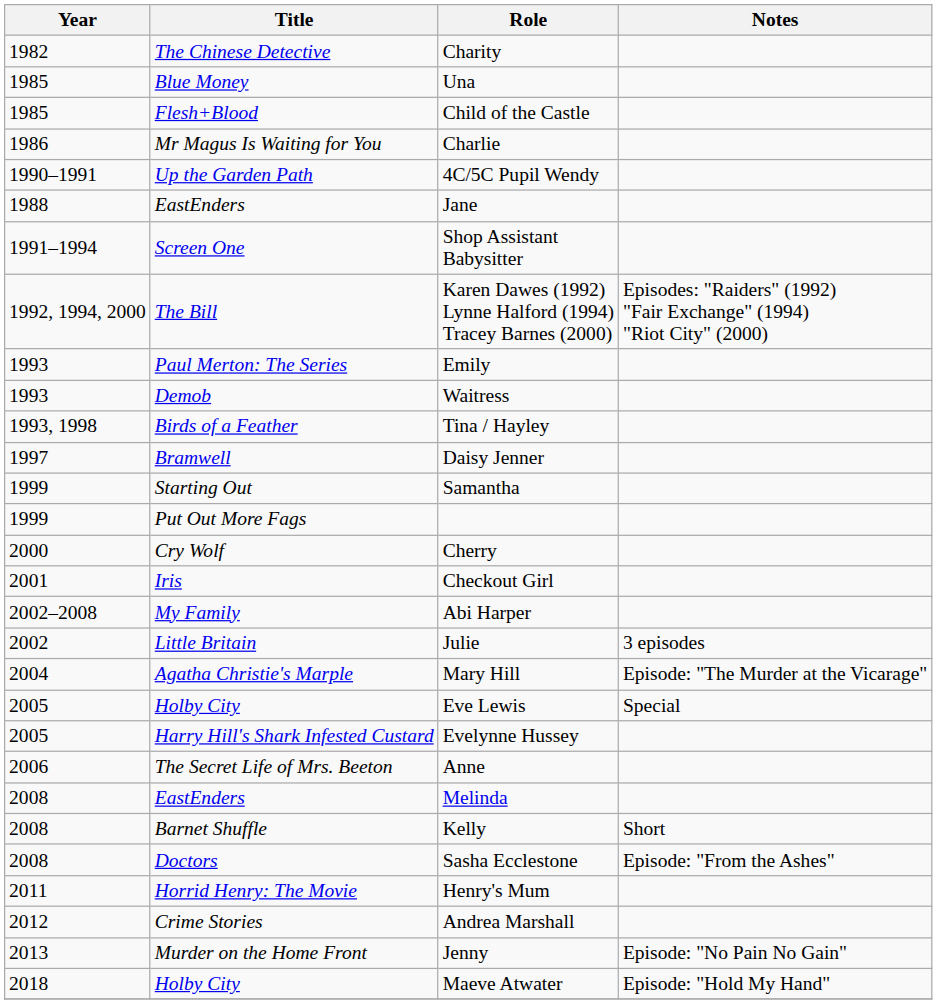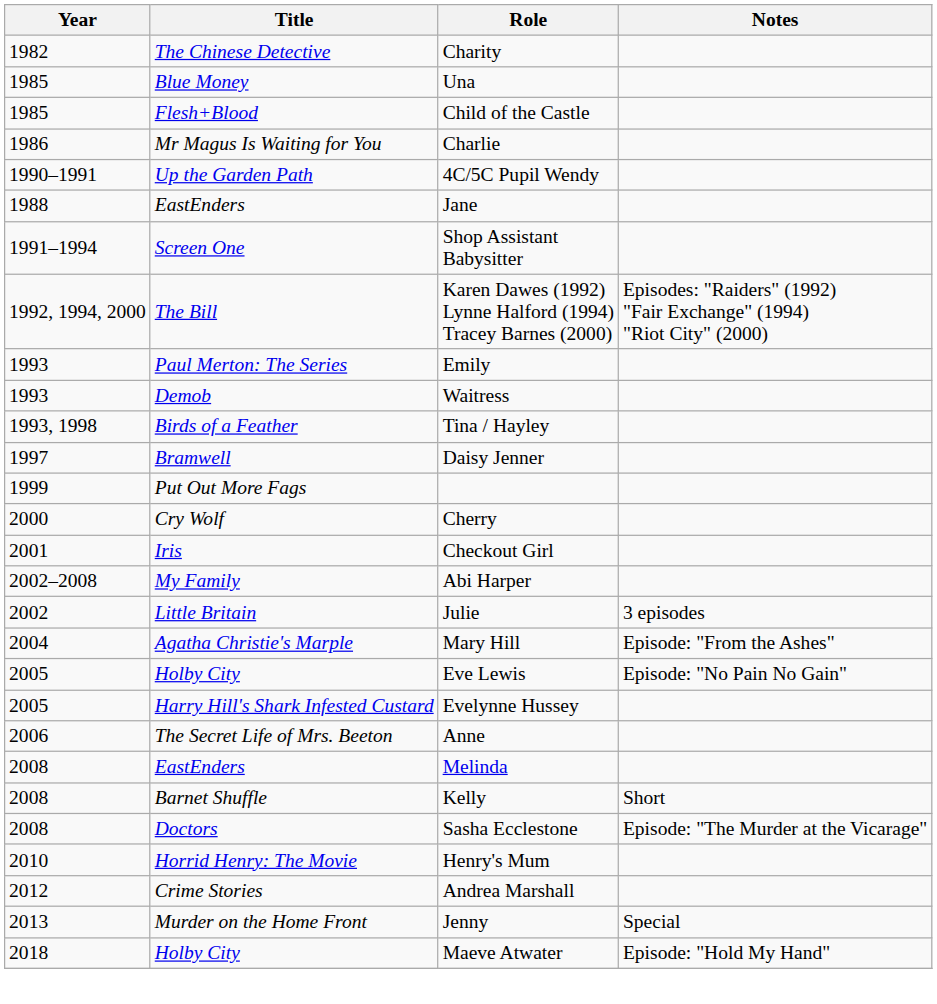- row: (203, 488)
(775, 674) Episode: "The Murder at the Vicarage" -> (729, 643) Episode: "From the Ashes"
(652, 705) Special -> (735, 674) Episode: "No Pain No Gain"
(729, 859) Episode: "From the Ashes" -> (775, 828) Episode: "The Murder at the Vicarage"
(28, 890) 2011 -> (29, 859) 2010
(735, 952) Episode: "No Pain No Gain" -> (652, 921) Special
